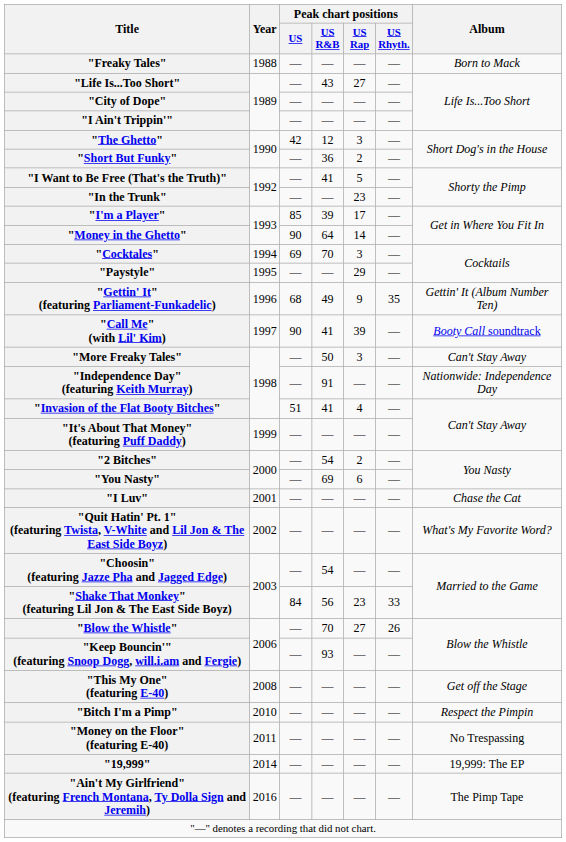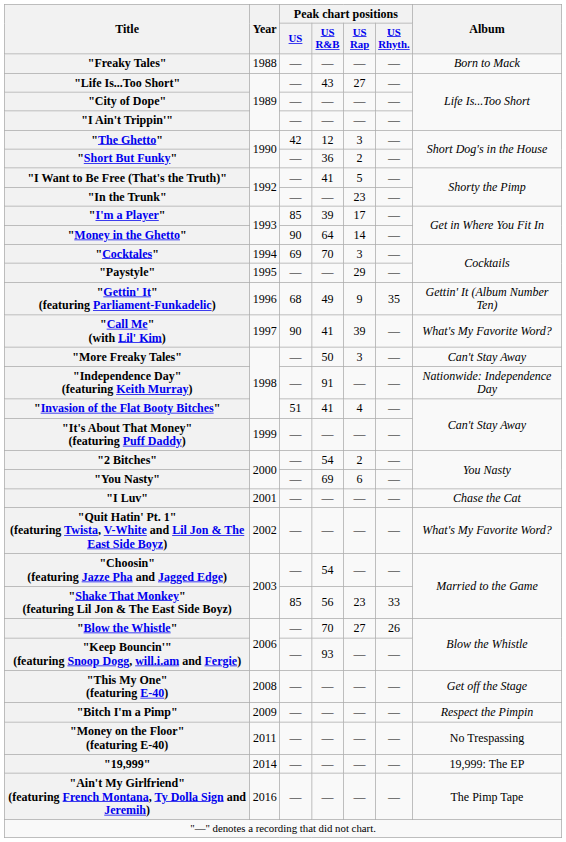(487, 331) Booty Call soundtrack -> (487, 331) What's My Favorite Word?
(295, 602) 84 -> (295, 602) 85
(265, 712) 2010 -> (265, 712) 2009
